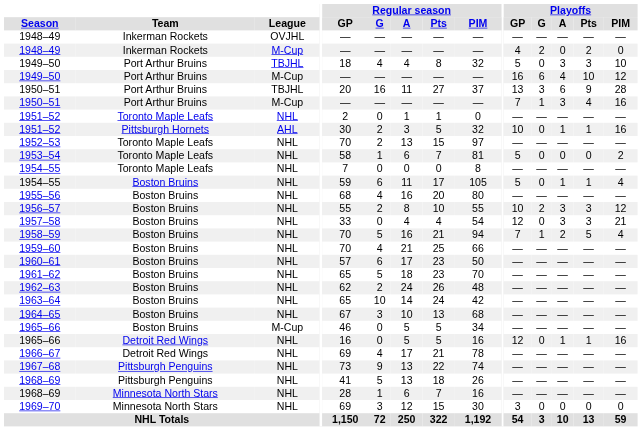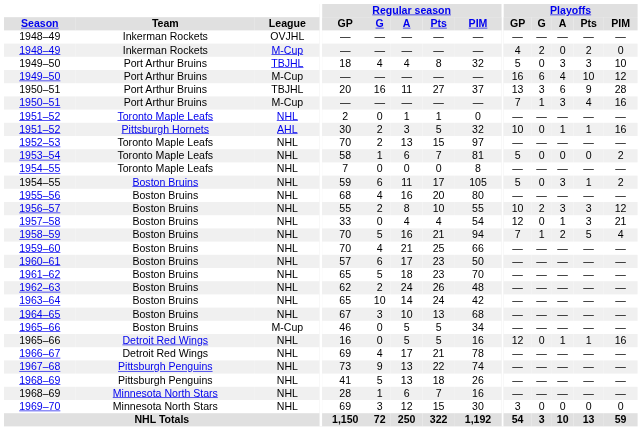(563, 182) 1 -> (563, 182) 3
(621, 182) 4 -> (621, 182) 2
(563, 221) 3 -> (563, 221) 1
